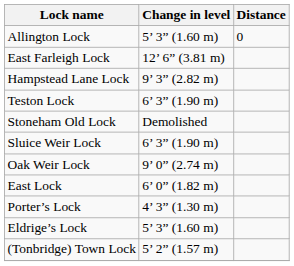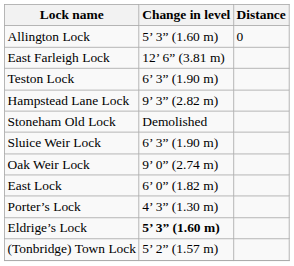rows swapped: (41, 100) <-> (68, 79)
(180, 228) normal -> (181, 228) bold
